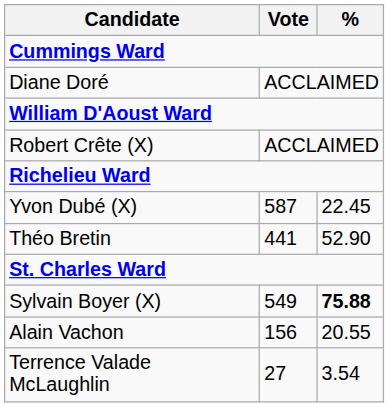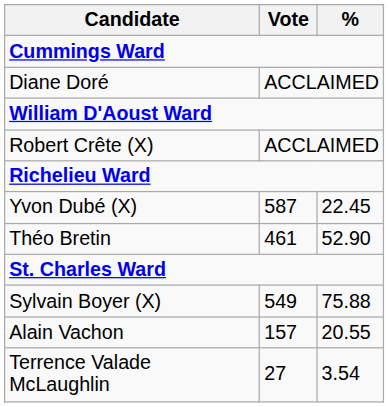(281, 238) 441 -> (281, 238) 461
(346, 301) bold -> (346, 301) normal
(281, 332) 156 -> (281, 332) 157
